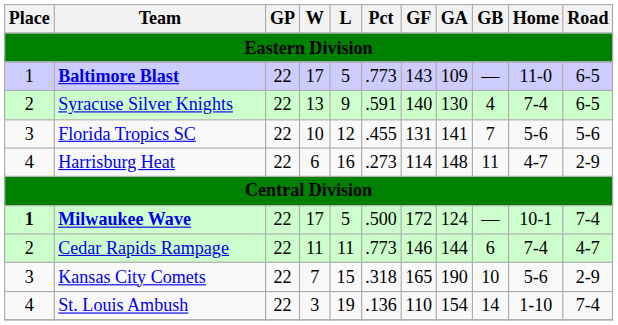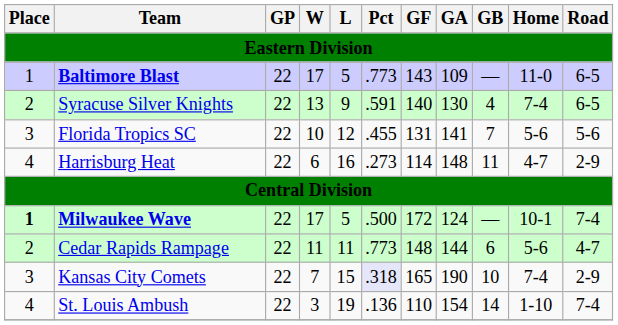(419, 248) 146 -> (419, 248) 148
(536, 248) 7-4 -> (536, 248) 5-6
(381, 276) no background -> (381, 276) lavender background
(536, 276) 5-6 -> (536, 276) 7-4
